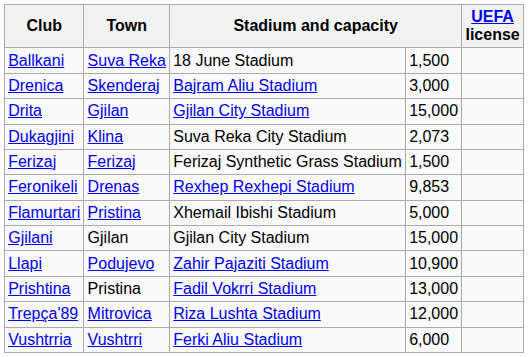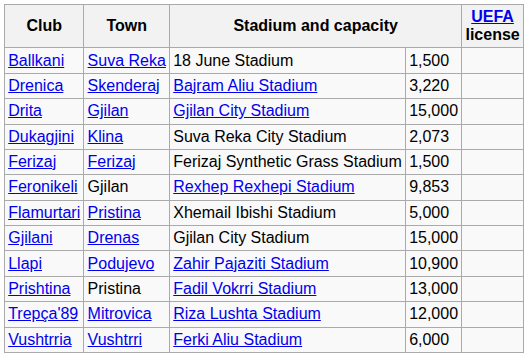(429, 85) 3,000 -> (429, 85) 3,220
(113, 187) Drenas -> (108, 187) Gjilan
(108, 238) Gjilan -> (113, 238) Drenas
